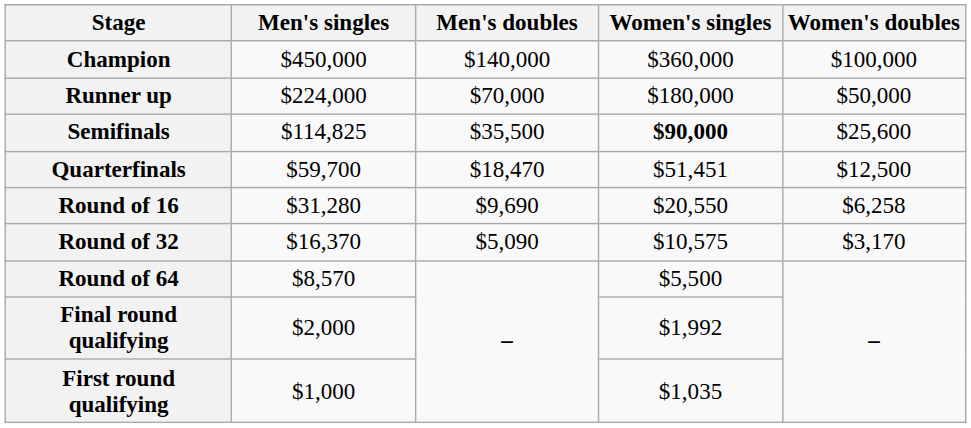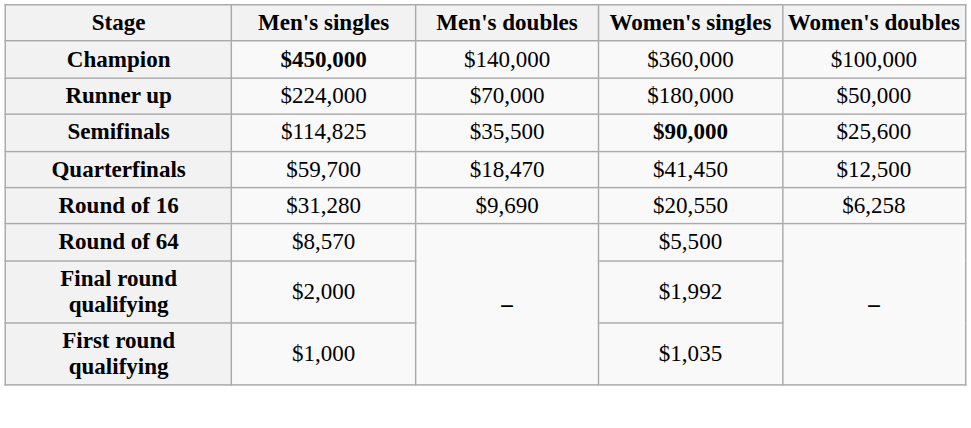(324, 59) normal -> (324, 59) bold
(691, 168) $51,451 -> (691, 168) $41,450
- row: (119, 242)
